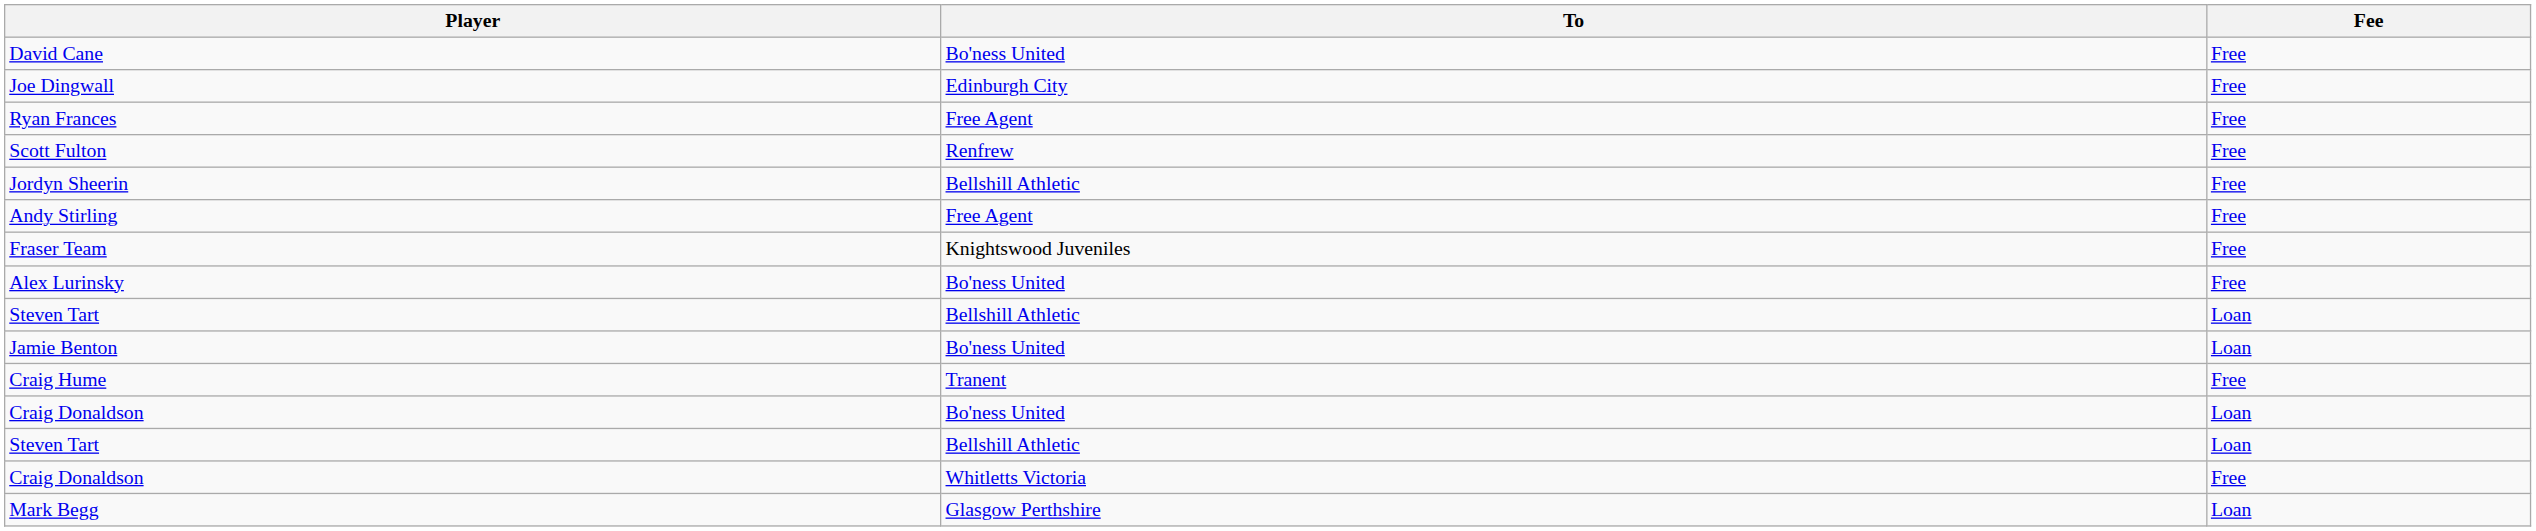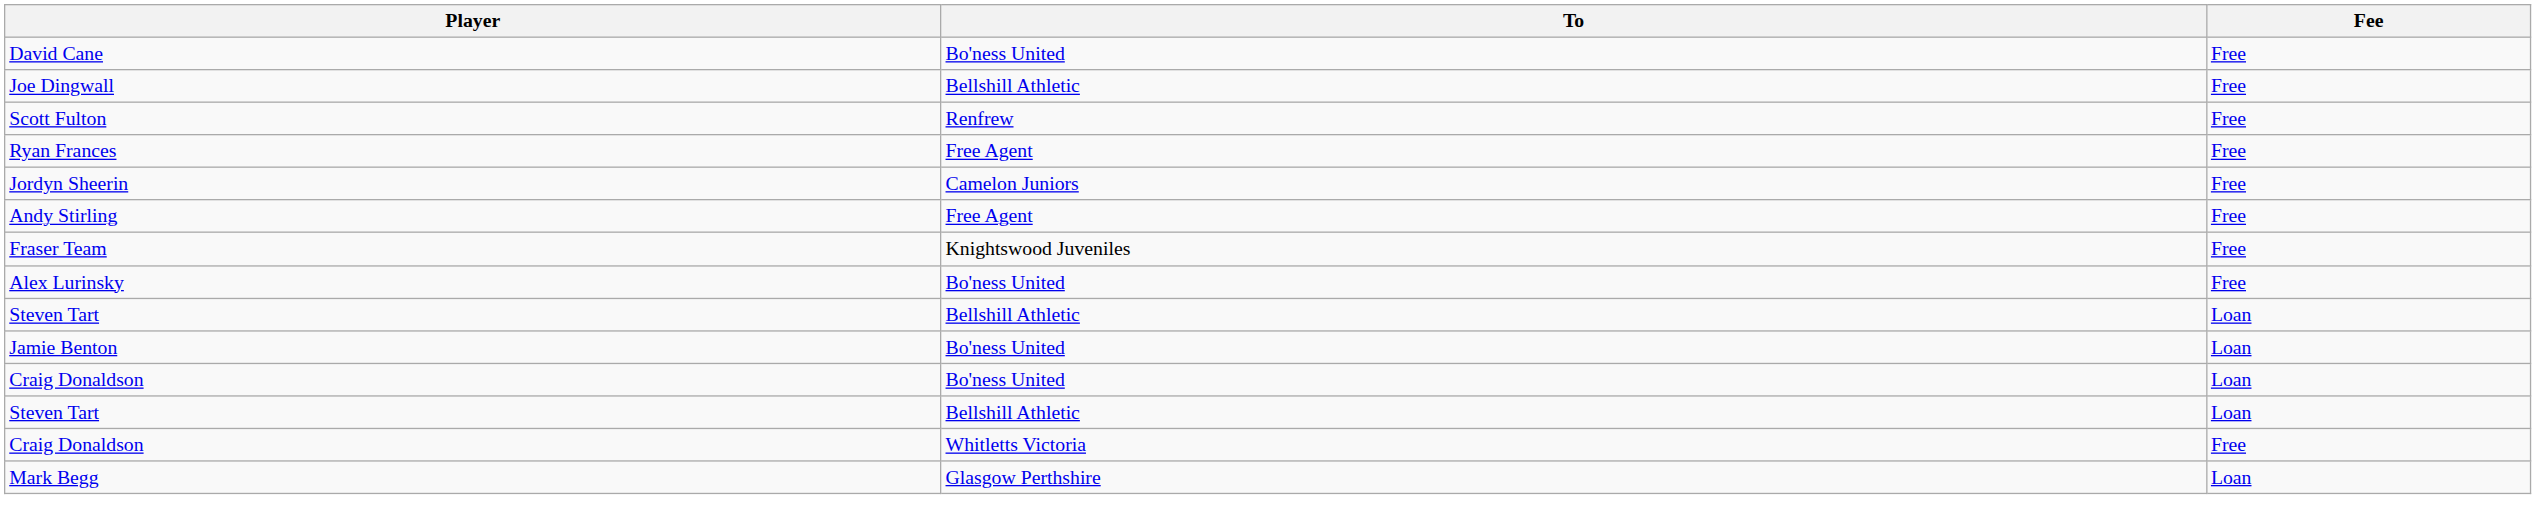(1007, 86) Edinburgh City -> (1013, 86) Bellshill Athletic
rows swapped: (63, 118) <-> (58, 151)
(1013, 183) Bellshill Athletic -> (1012, 183) Camelon Juniors
- row: (58, 379)
